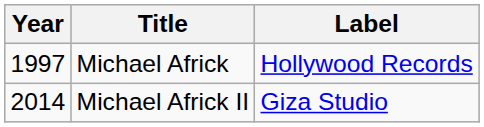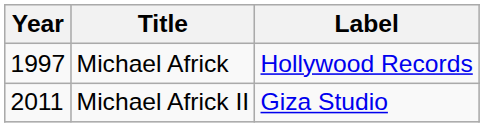(38, 102) 2014 -> (37, 102) 2011
